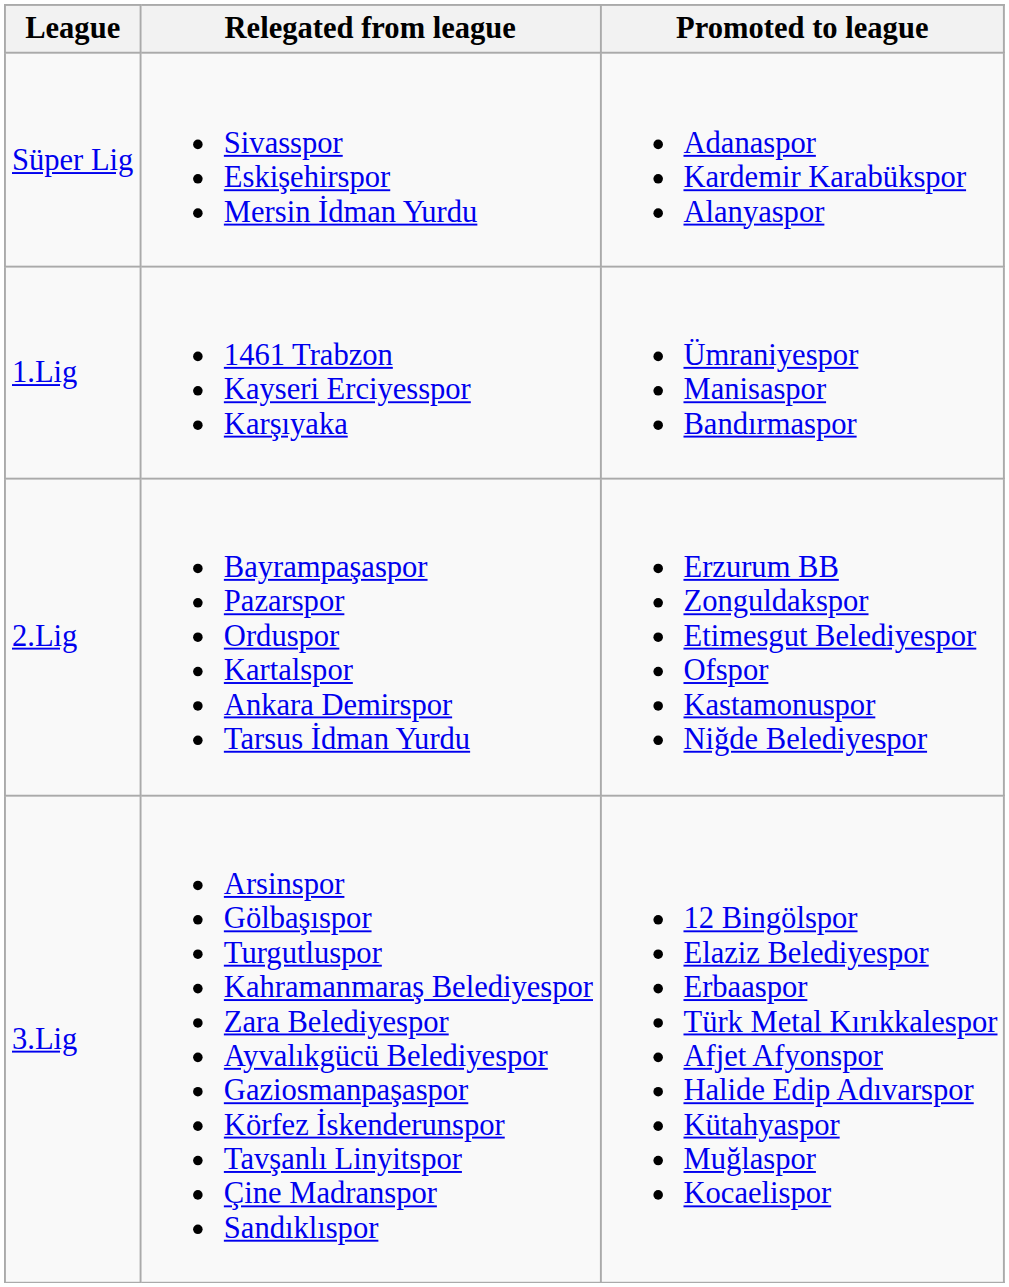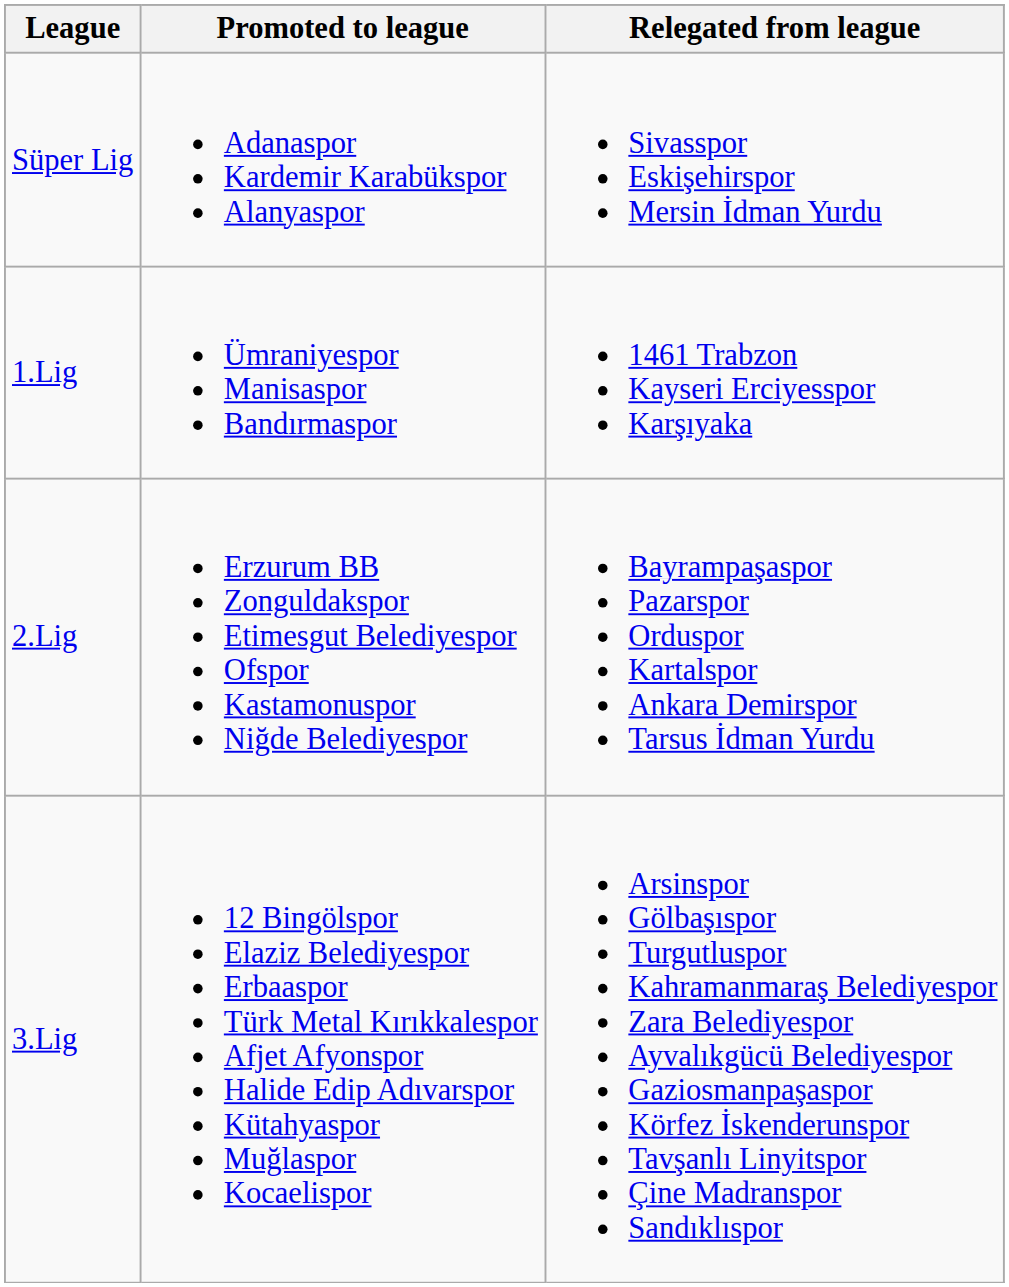columns swapped: (802, 28) <-> (370, 28)
